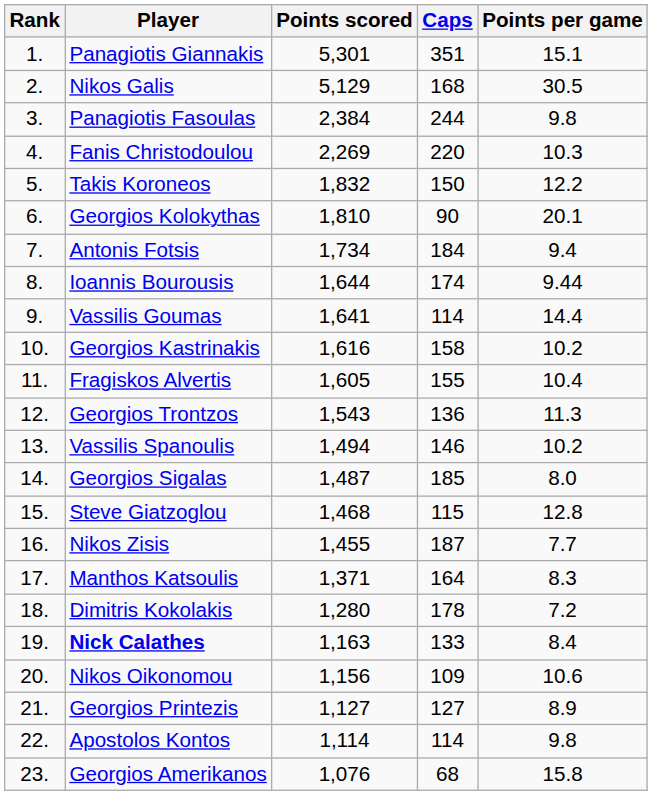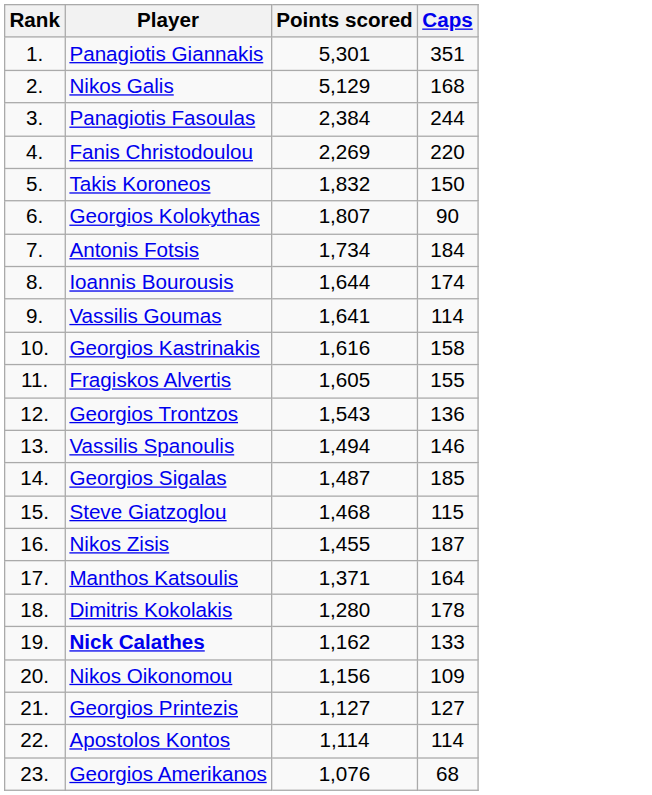- column: (563, 20)
(344, 217) 1,810 -> (344, 217) 1,807
(344, 642) 1,163 -> (344, 642) 1,162
